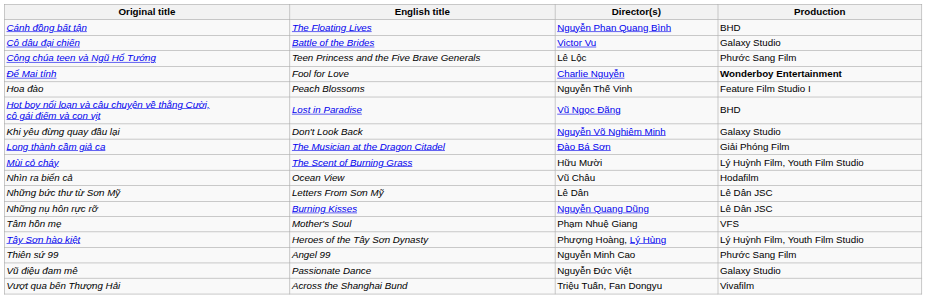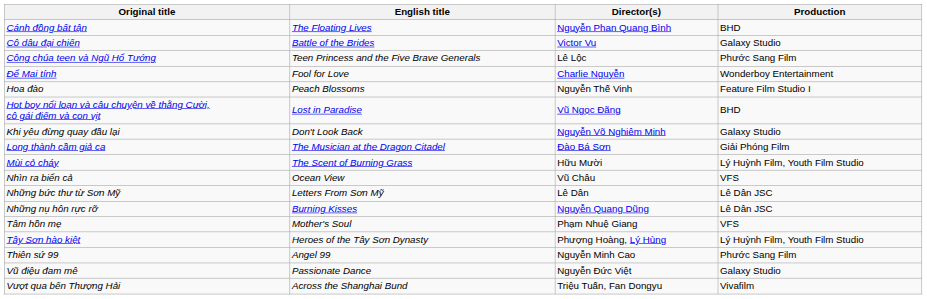(781, 74) bold -> (777, 74) normal
(739, 178) Hodafilm -> (730, 178) VFS
